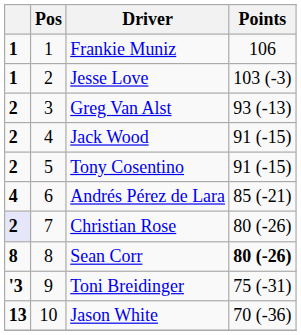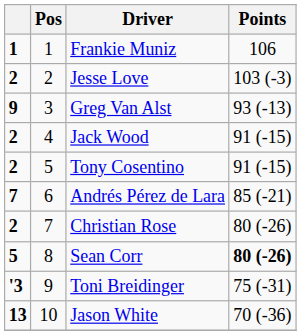(13, 78) 1 -> (13, 78) 2
(13, 108) 2 -> (13, 108) 9
(13, 196) 4 -> (13, 196) 7
(13, 226) lavender background -> (13, 226) no background
(13, 256) 8 -> (13, 256) 5
